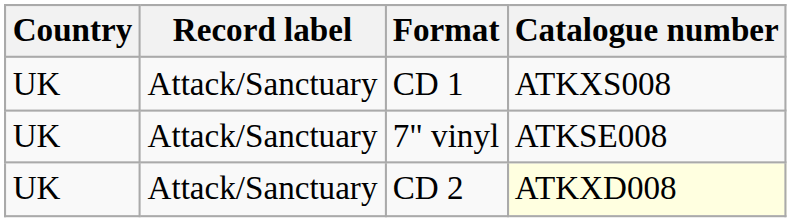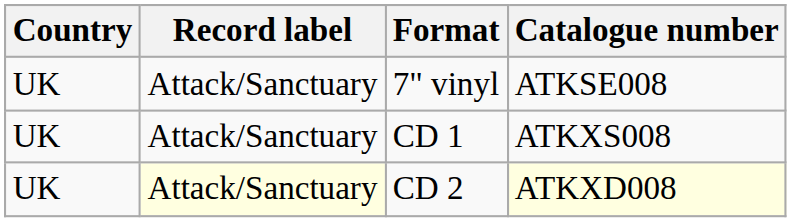rows swapped: (446, 135) <-> (428, 83)
(263, 188) no background -> (263, 188) lightyellow background
